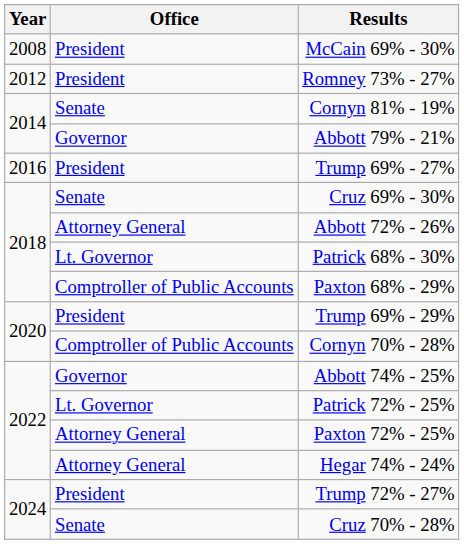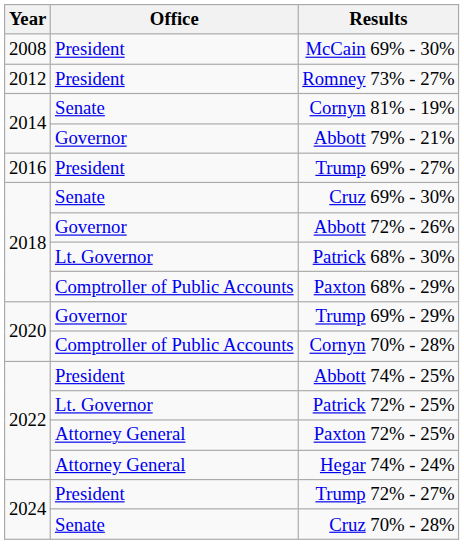(120, 227) Attorney General -> (91, 227) Governor
(90, 316) President -> (91, 316) Governor
(91, 375) Governor -> (90, 375) President
